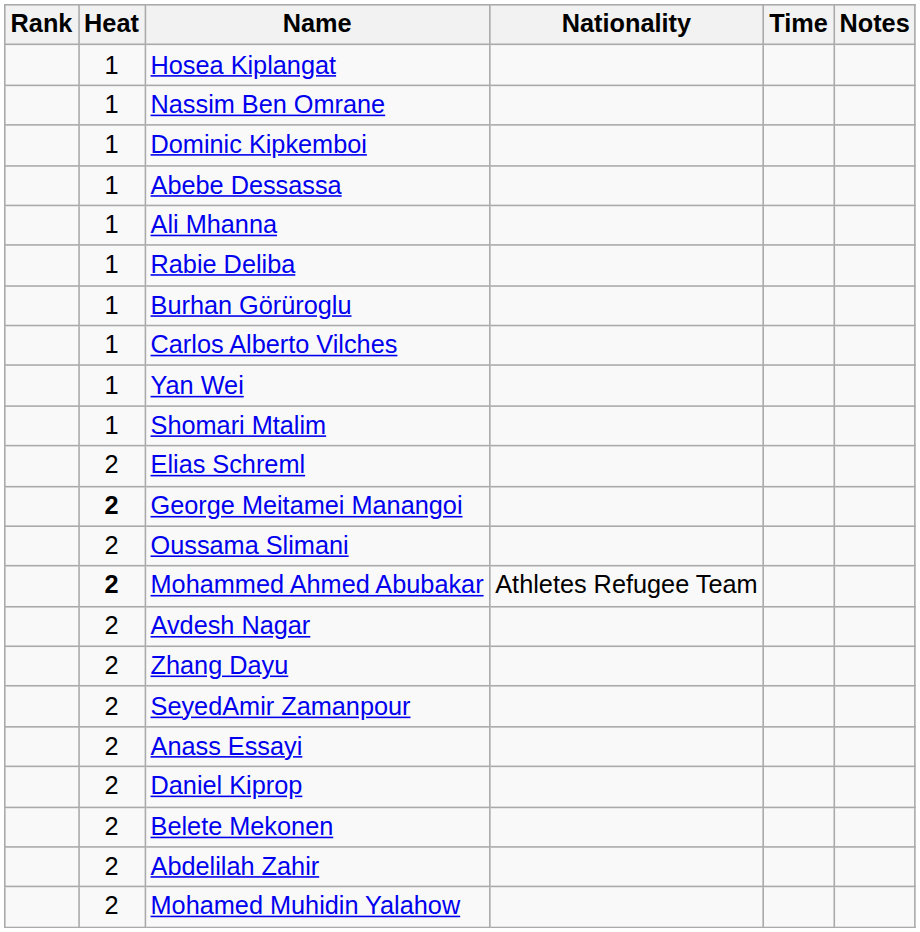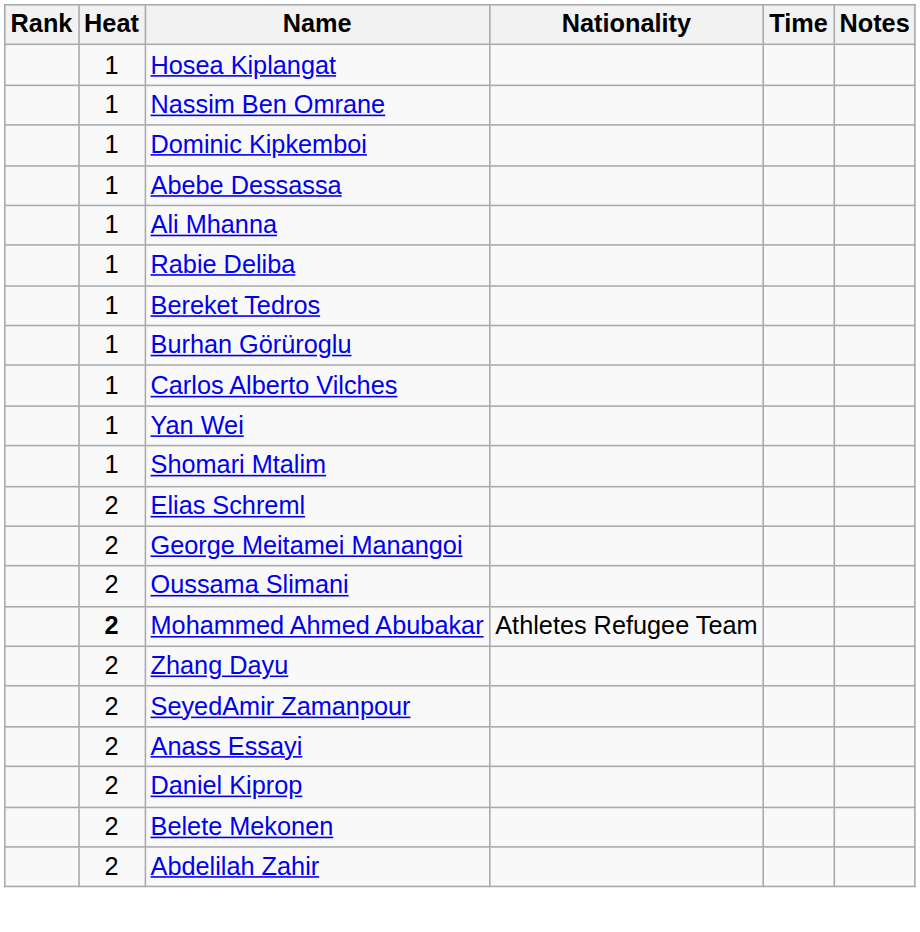+ row: (235, 305)
(111, 505) bold -> (111, 545) normal
- row: (230, 625)
- row: (305, 906)
